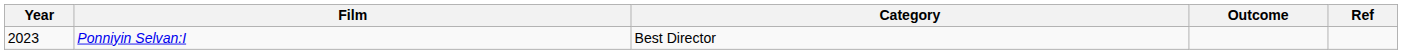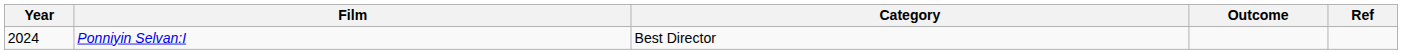(23, 37) 2023 -> (23, 37) 2024
